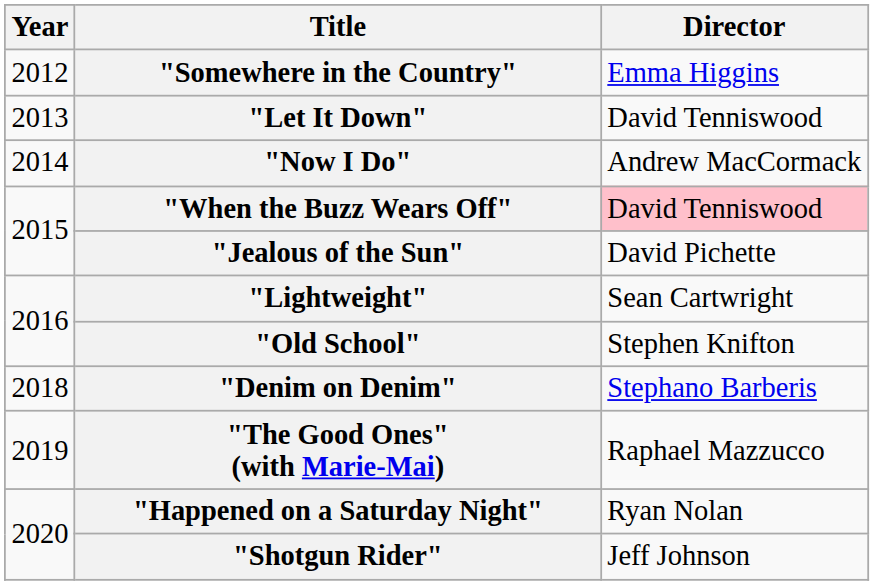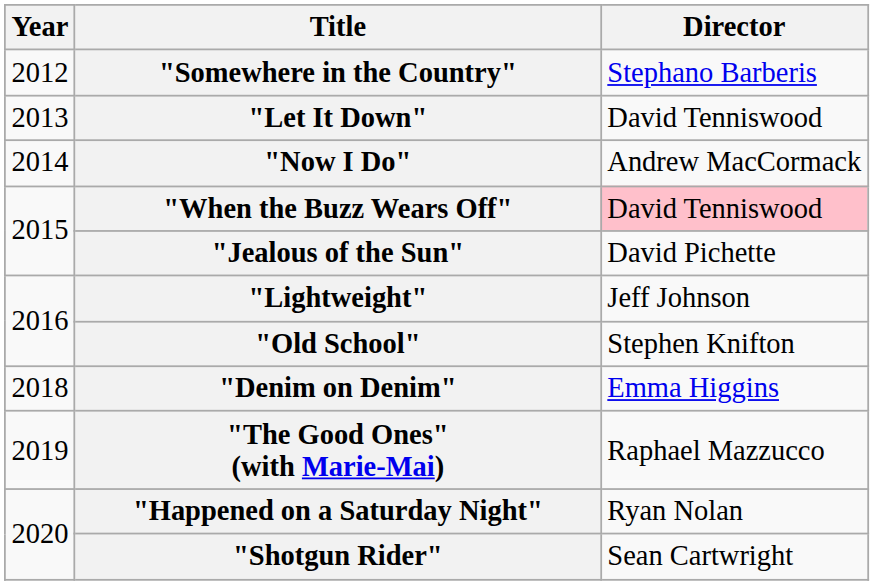(693, 72) Emma Higgins -> (712, 72) Stephano Barberis
(700, 298) Sean Cartwright -> (679, 298) Jeff Johnson
(712, 388) Stephano Barberis -> (693, 388) Emma Higgins
(679, 555) Jeff Johnson -> (700, 555) Sean Cartwright
